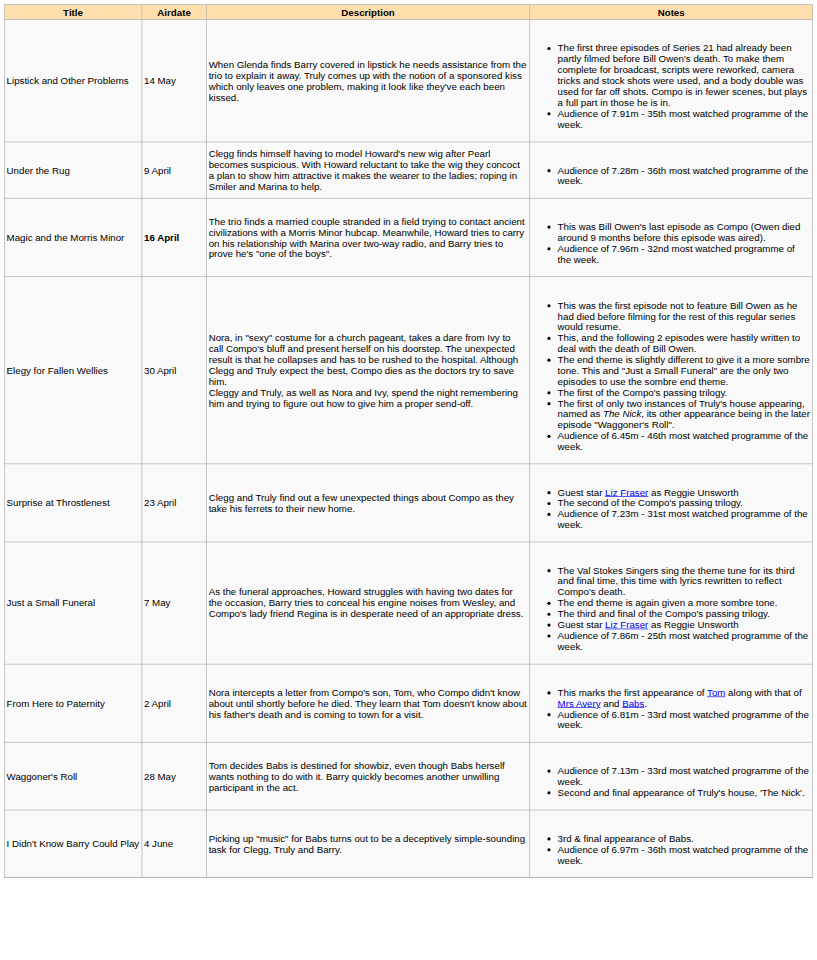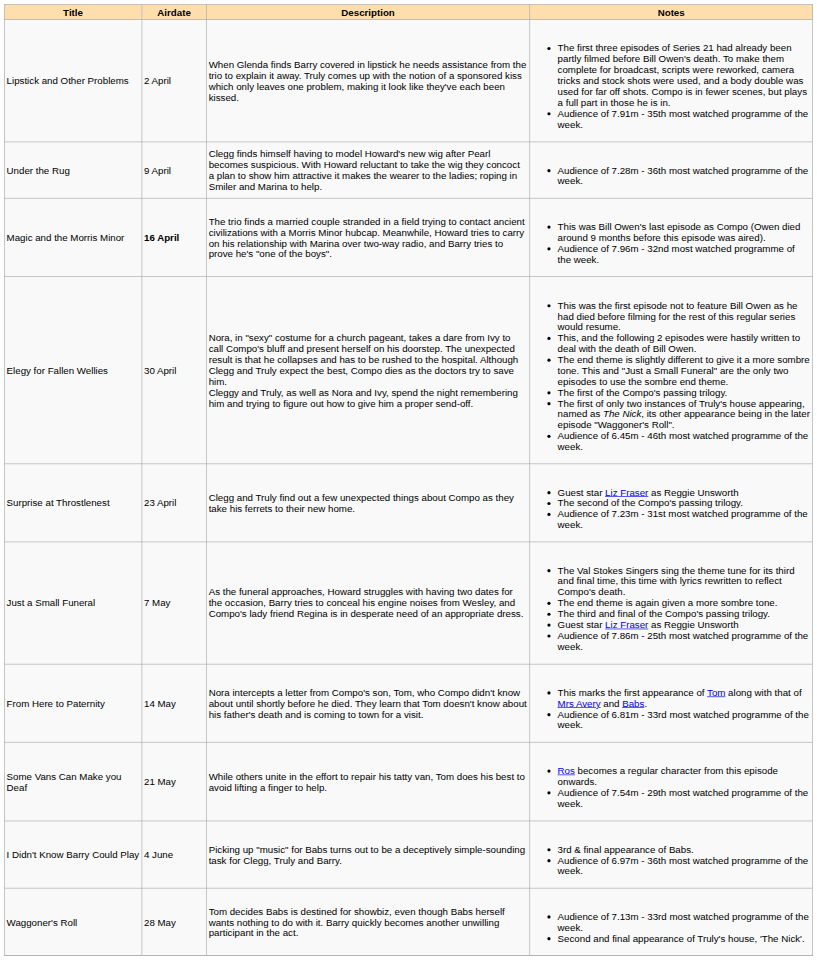(160, 81) 14 May -> (157, 81) 2 April
(157, 703) 2 April -> (160, 703) 14 May
+ row: (64, 782)
rows swapped: (42, 776) <-> (73, 844)
